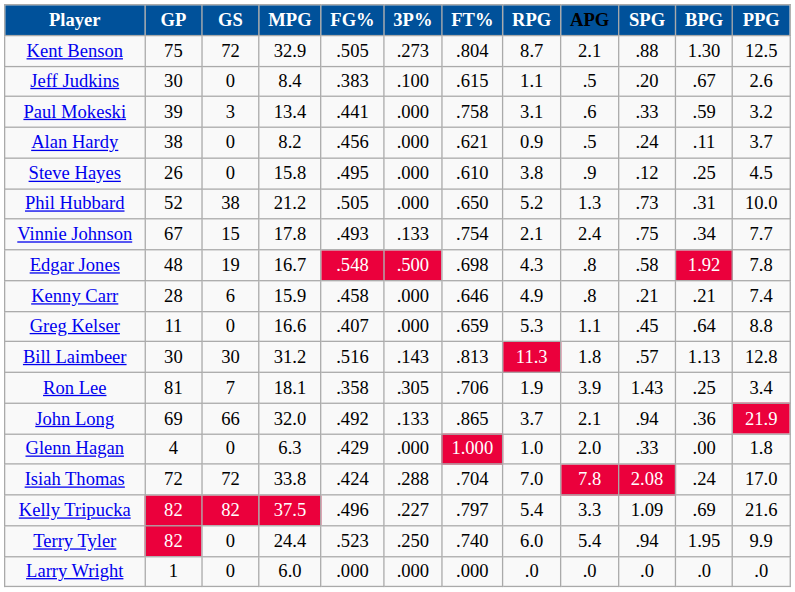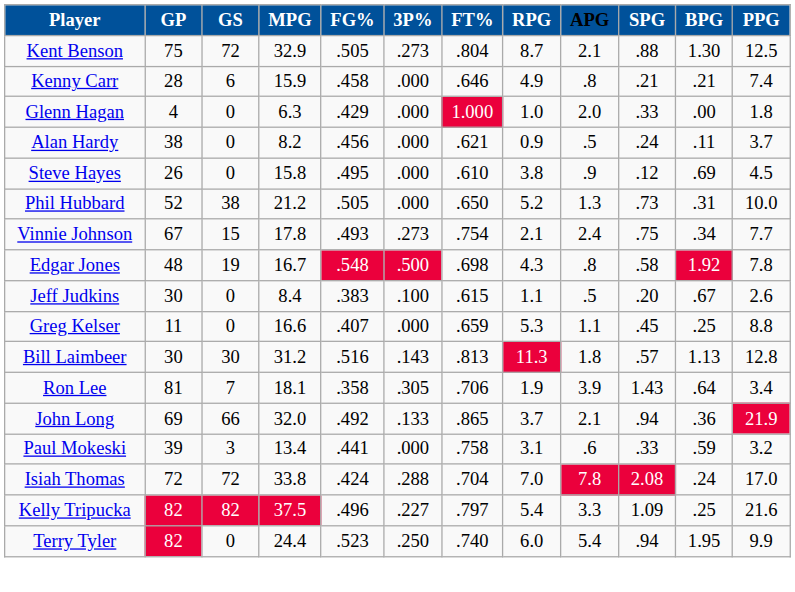rows swapped: (75, 295) <-> (75, 81)
rows swapped: (75, 449) <-> (75, 112)
(704, 173) .25 -> (704, 173) .69
(413, 234) .133 -> (413, 234) .273
(704, 326) .64 -> (704, 326) .25
(704, 387) .25 -> (704, 387) .64
(704, 510) .69 -> (704, 510) .25
- row: (75, 571)
